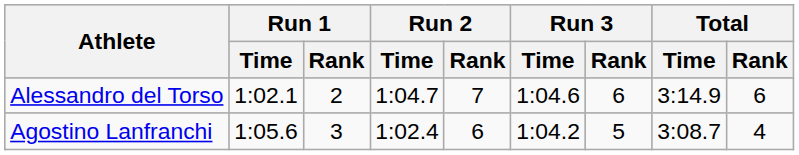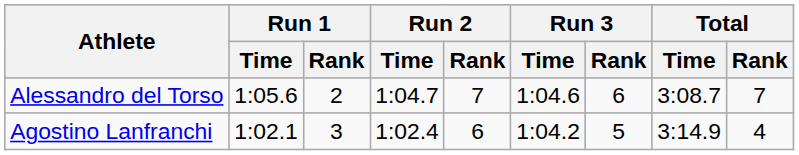(266, 96) 1:02.1 -> (266, 96) 1:05.6
(689, 96) 3:14.9 -> (689, 96) 3:08.7
(760, 96) 6 -> (760, 96) 7
(266, 132) 1:05.6 -> (266, 132) 1:02.1
(689, 132) 3:08.7 -> (689, 132) 3:14.9
